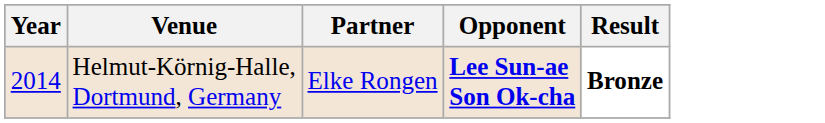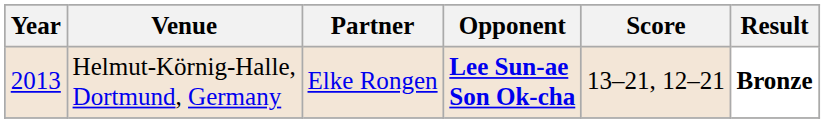+ column: (656, 25)
(36, 81) 2014 -> (36, 81) 2013
